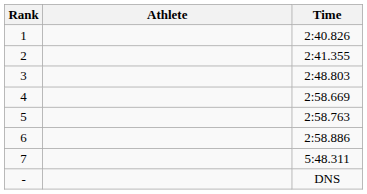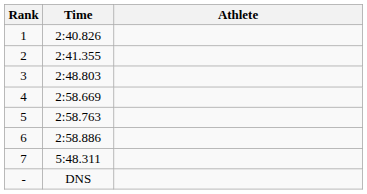columns swapped: (167, 14) <-> (327, 14)
